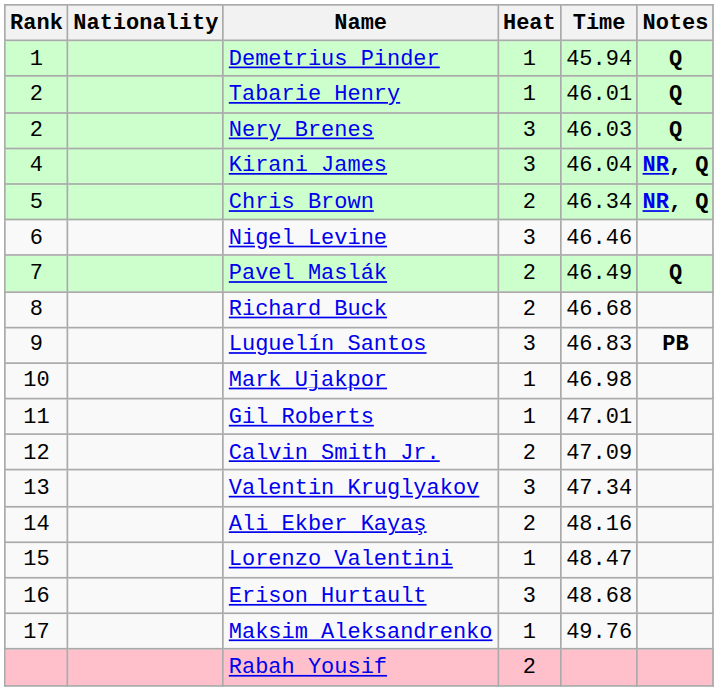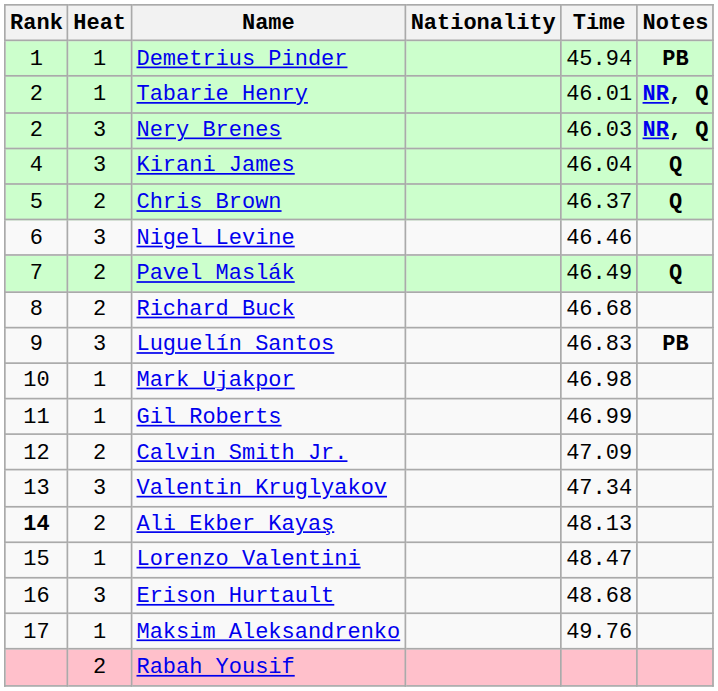columns swapped: (529, 23) <-> (146, 23)
(676, 59) Q -> (676, 59) PB
(676, 94) Q -> (676, 94) NR, Q
(676, 130) Q -> (676, 130) NR, Q
(676, 166) NR, Q -> (676, 166) Q
(599, 202) 46.34 -> (599, 202) 46.37
(676, 202) NR, Q -> (676, 202) Q
(599, 417) 47.01 -> (599, 417) 46.99
(36, 524) normal -> (36, 524) bold
(599, 524) 48.16 -> (599, 524) 48.13
